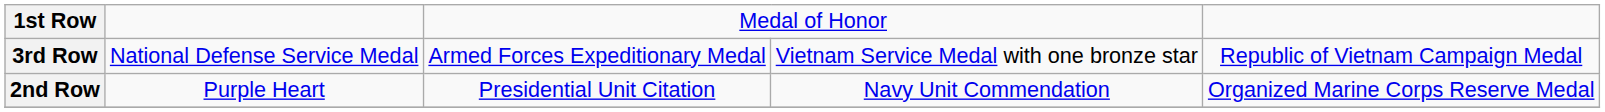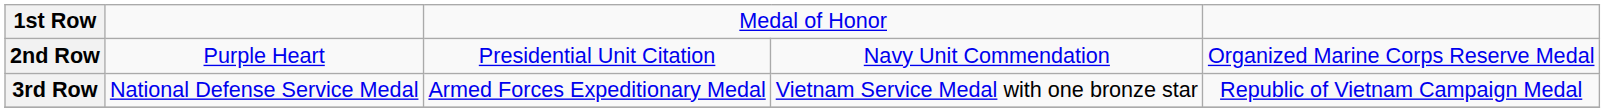rows swapped: (55, 90) <-> (55, 55)
